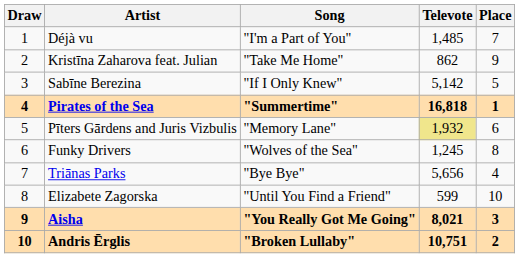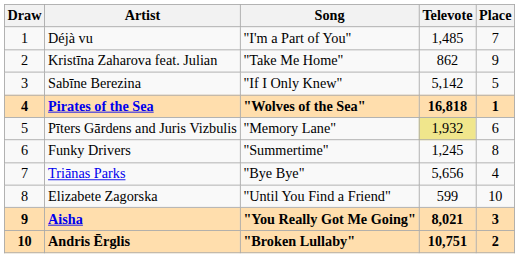(291, 106) "Summertime" -> (304, 106) "Wolves of the Sea"
(301, 151) "Wolves of the Sea" -> (286, 151) "Summertime"
